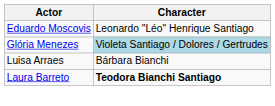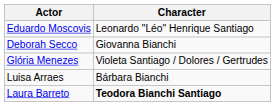+ row: (42, 45)
(182, 45) lightblue background -> (182, 61) no background
